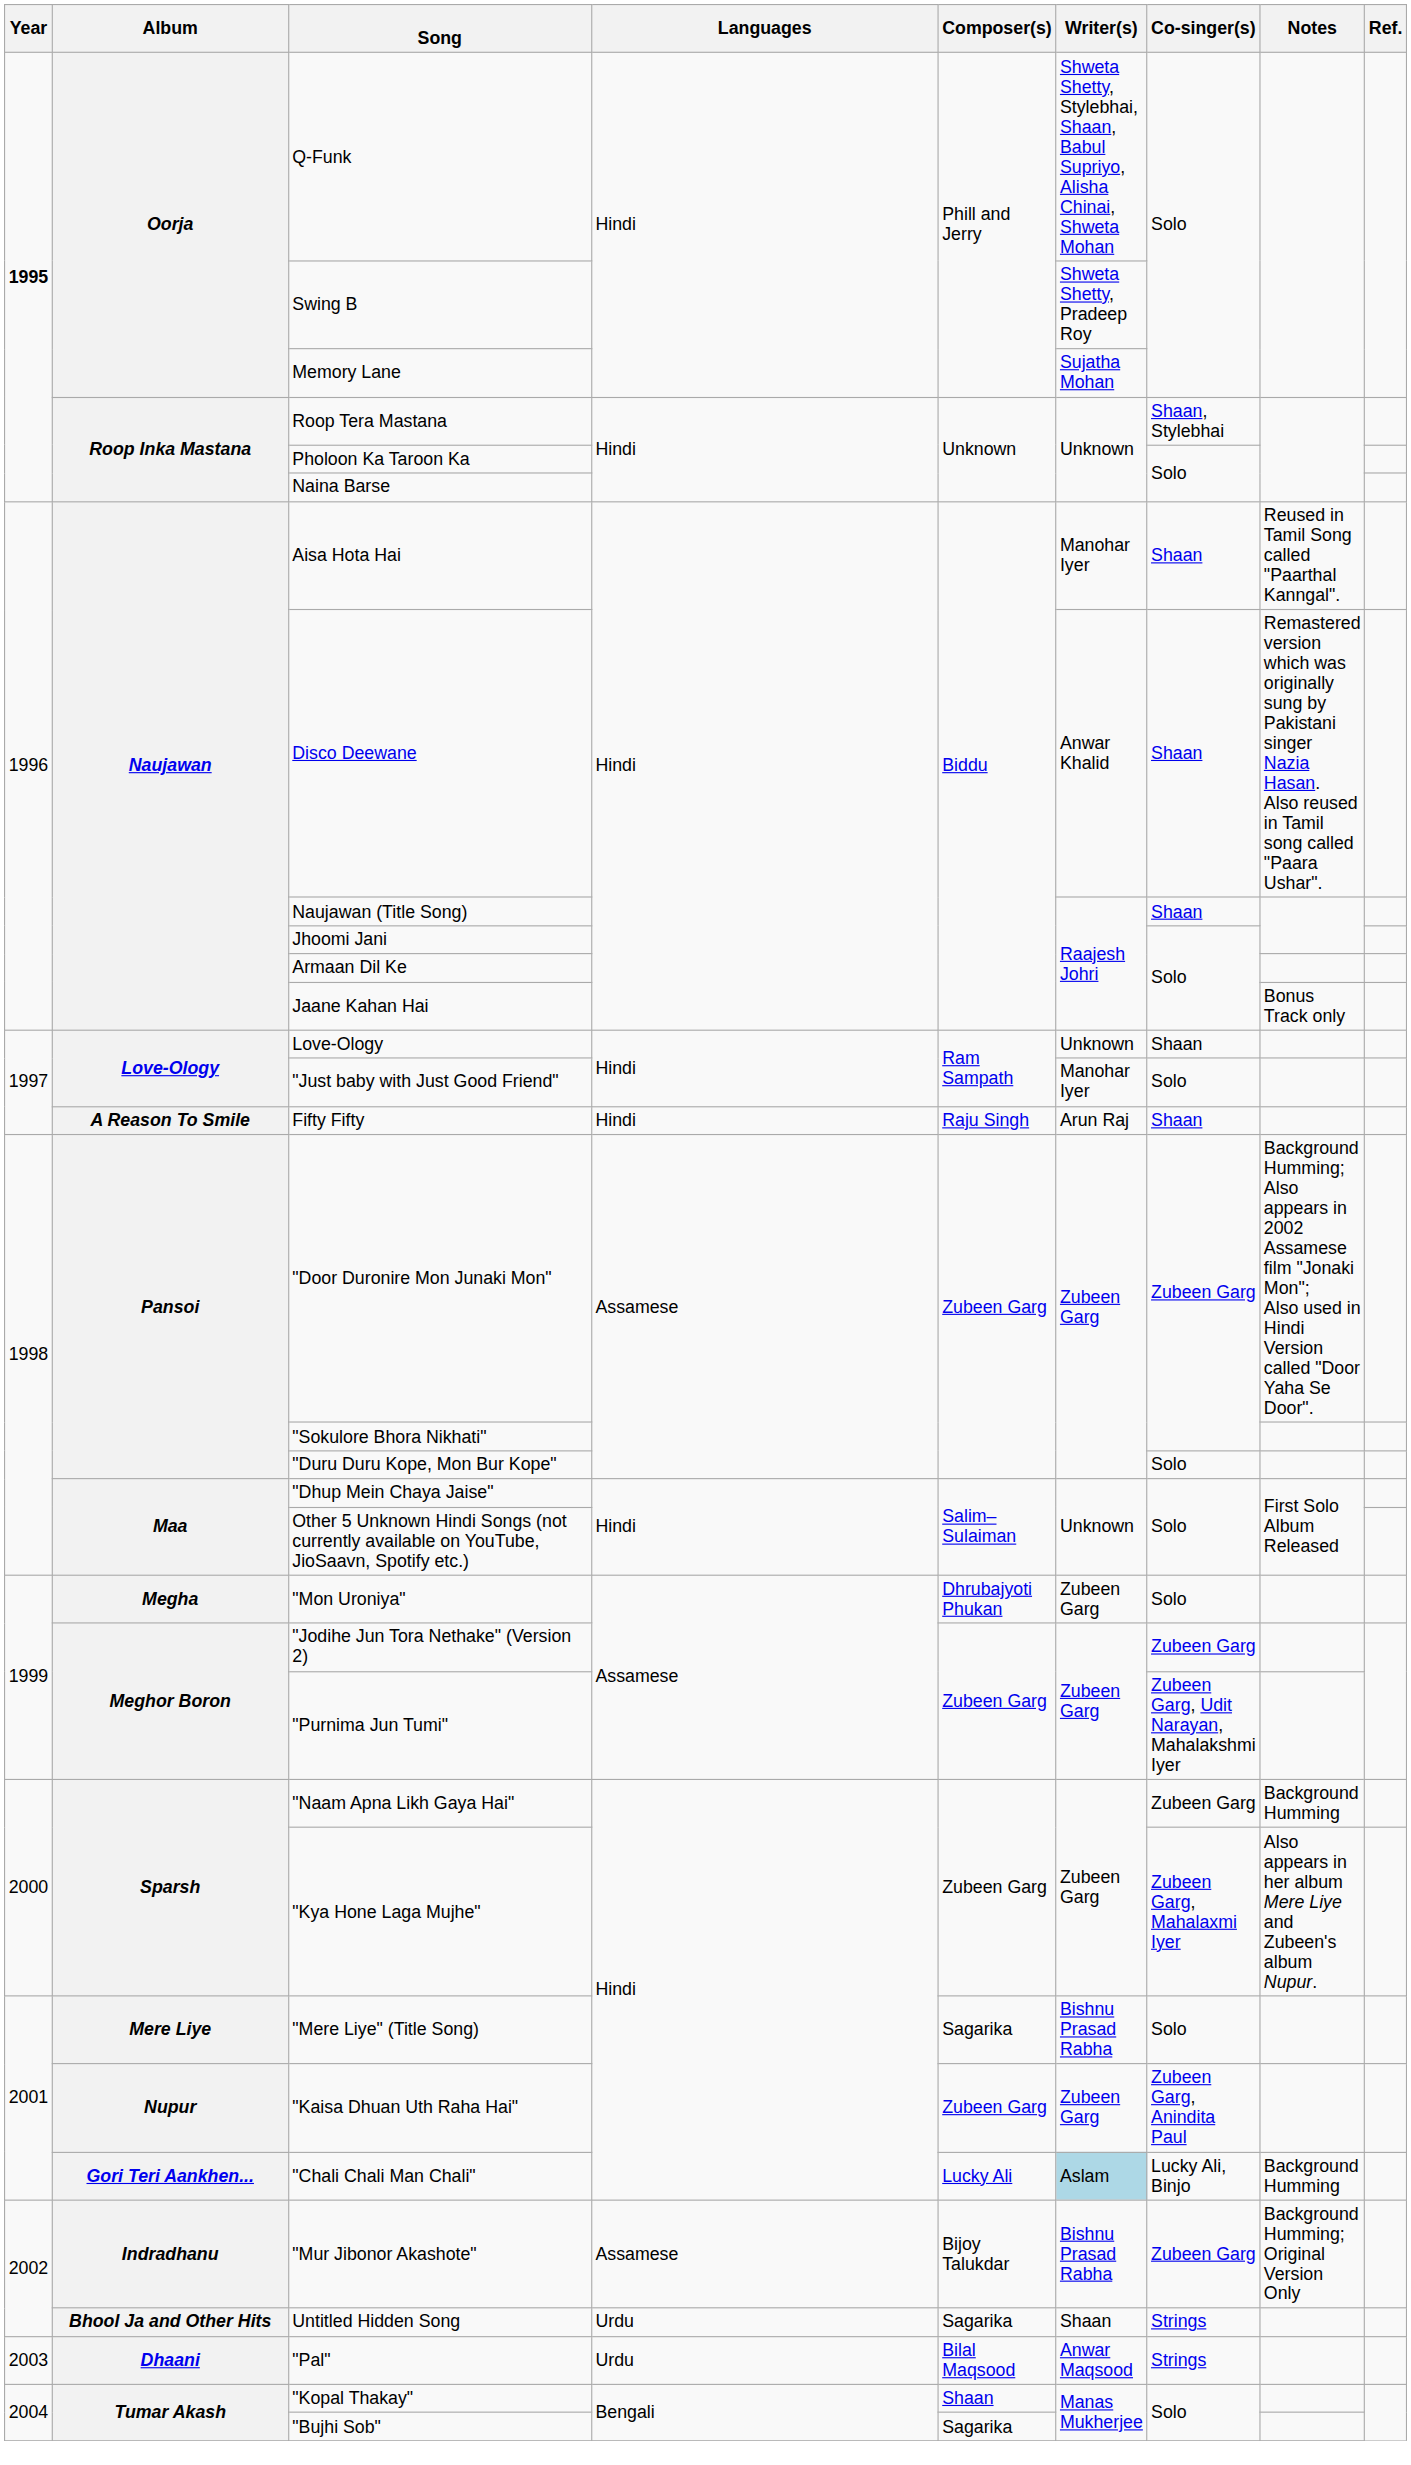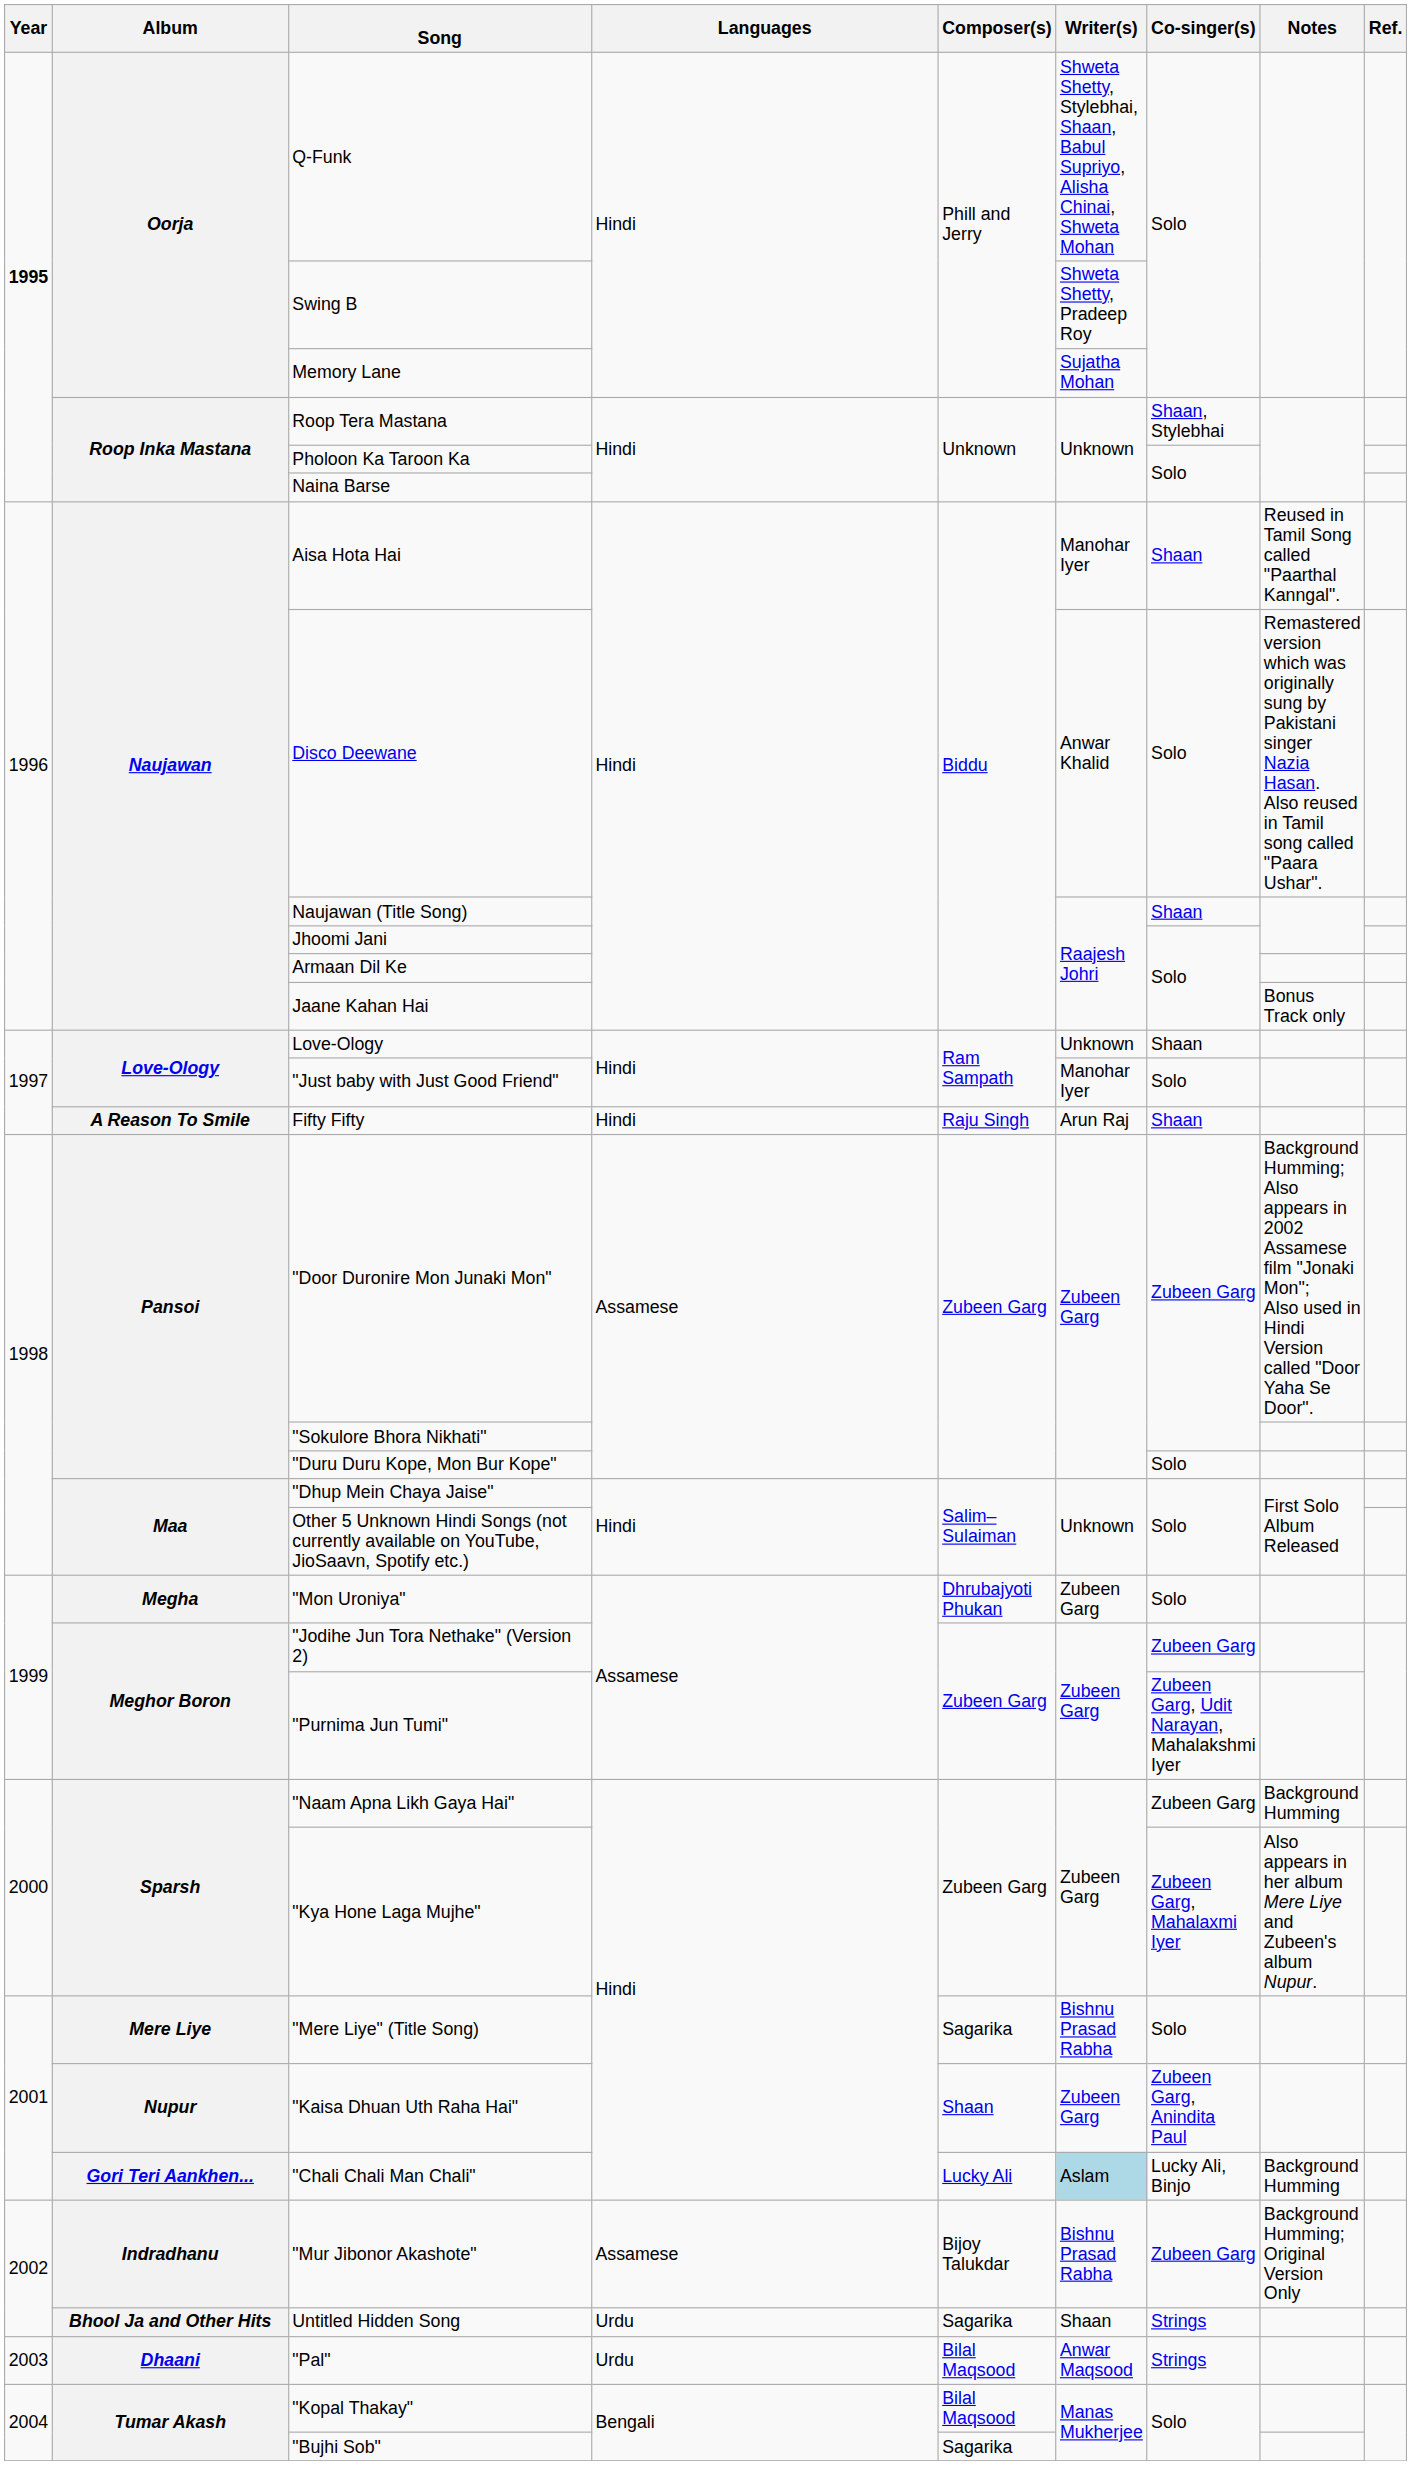(1177, 753) Shaan -> (1169, 753) Solo
(995, 2107) Zubeen Garg -> (968, 2107) Shaan
(968, 2398) Shaan -> (979, 2408) Bilal Maqsood
